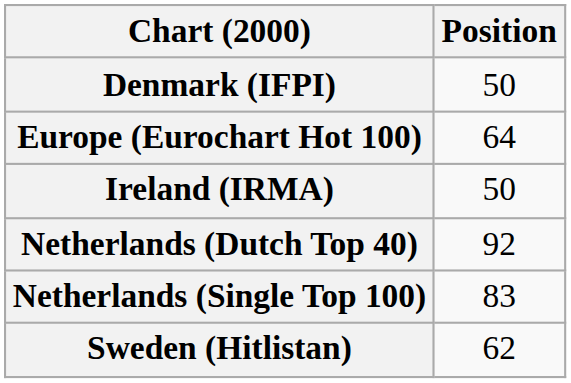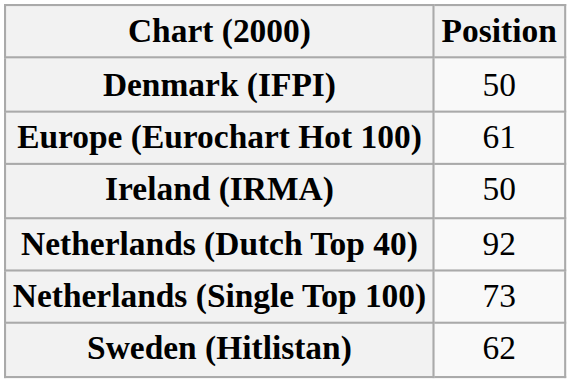(499, 137) 64 -> (499, 137) 61
(499, 296) 83 -> (499, 296) 73
